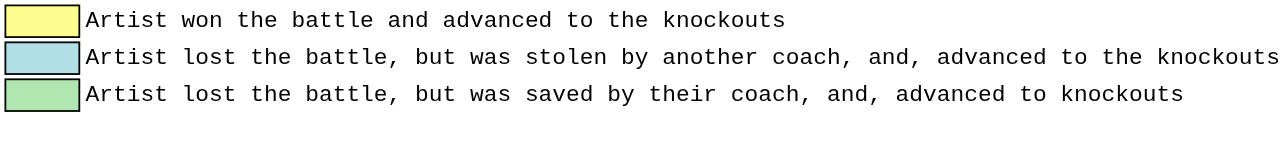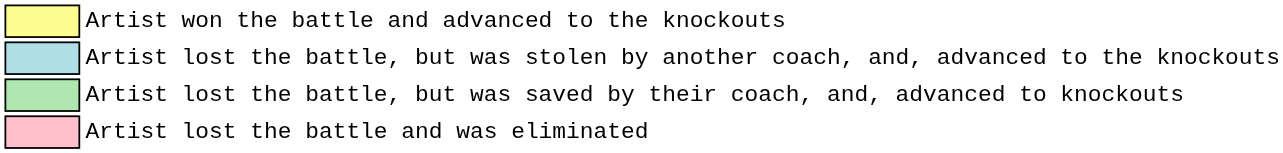+ row: (367, 132)
